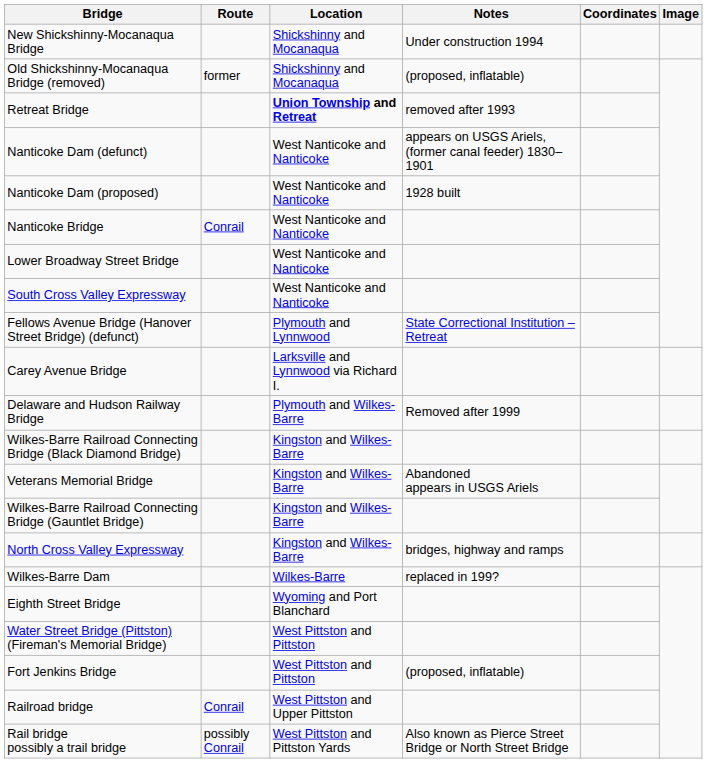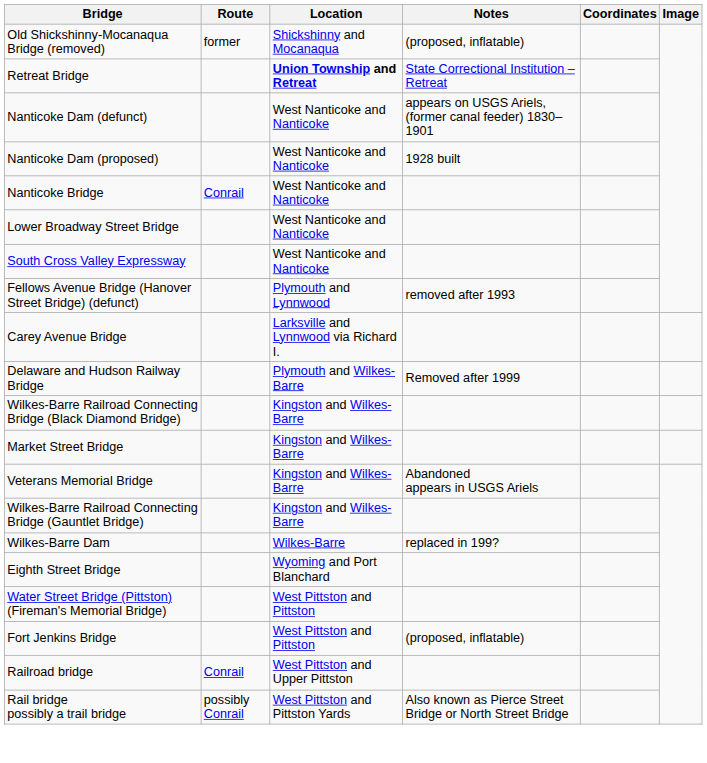- row: (91, 41)
(460, 110) removed after 1993 -> (490, 75) State Correctional Institution – Retreat
(490, 330) State Correctional Institution – Retreat -> (460, 295) removed after 1993
+ row: (65, 447)
- row: (95, 549)
